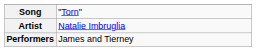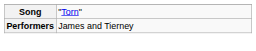- row: (30, 26)
